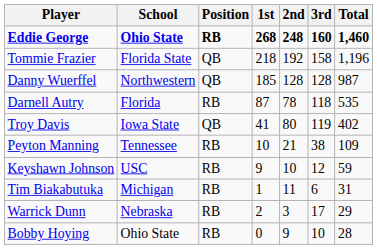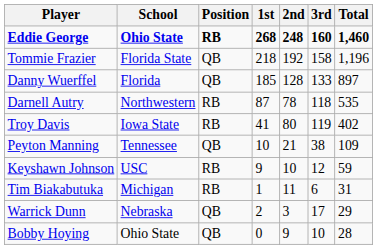(158, 80) Northwestern -> (140, 80) Florida
(321, 80) 128 -> (321, 80) 133
(348, 80) 987 -> (348, 80) 897
(140, 102) Florida -> (158, 102) Northwestern
(211, 124) QB -> (211, 124) RB
(211, 146) RB -> (211, 146) QB
(211, 211) RB -> (211, 211) QB
(211, 233) RB -> (211, 233) QB
